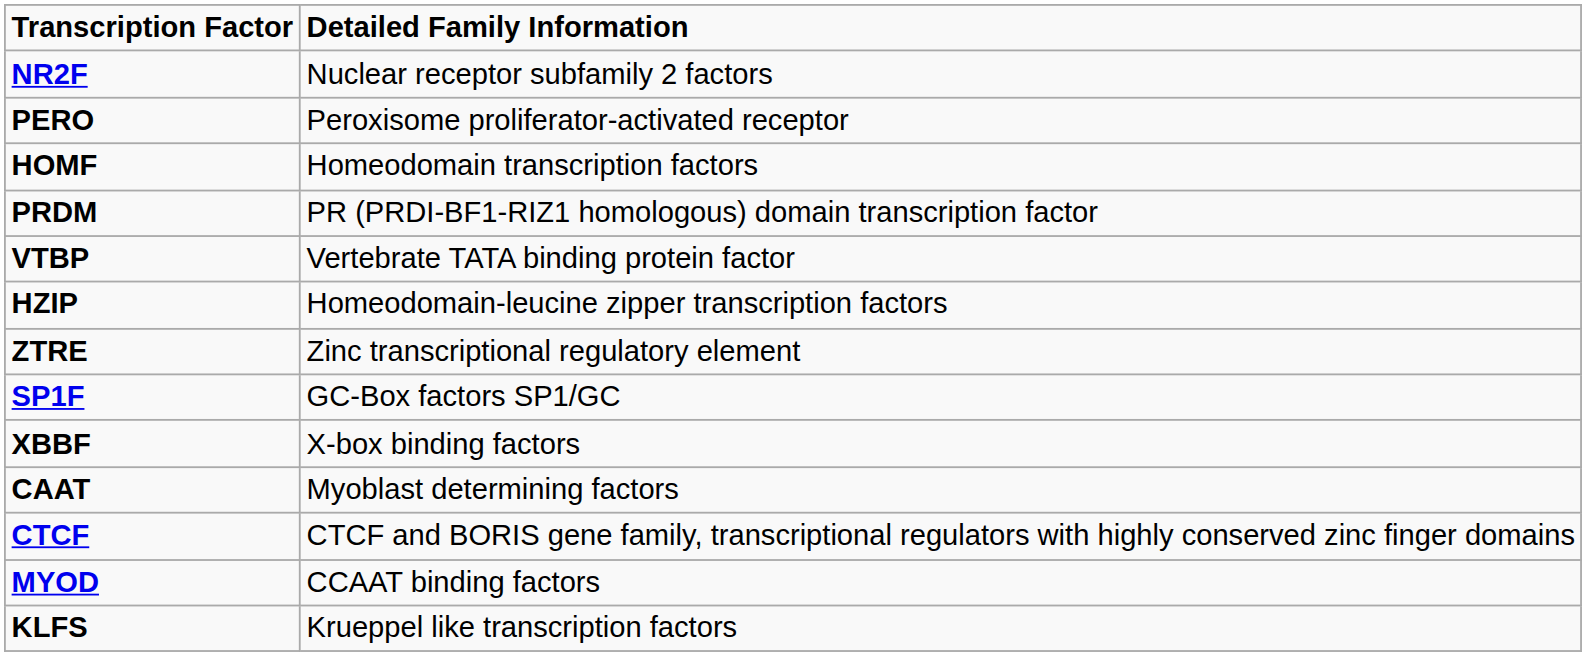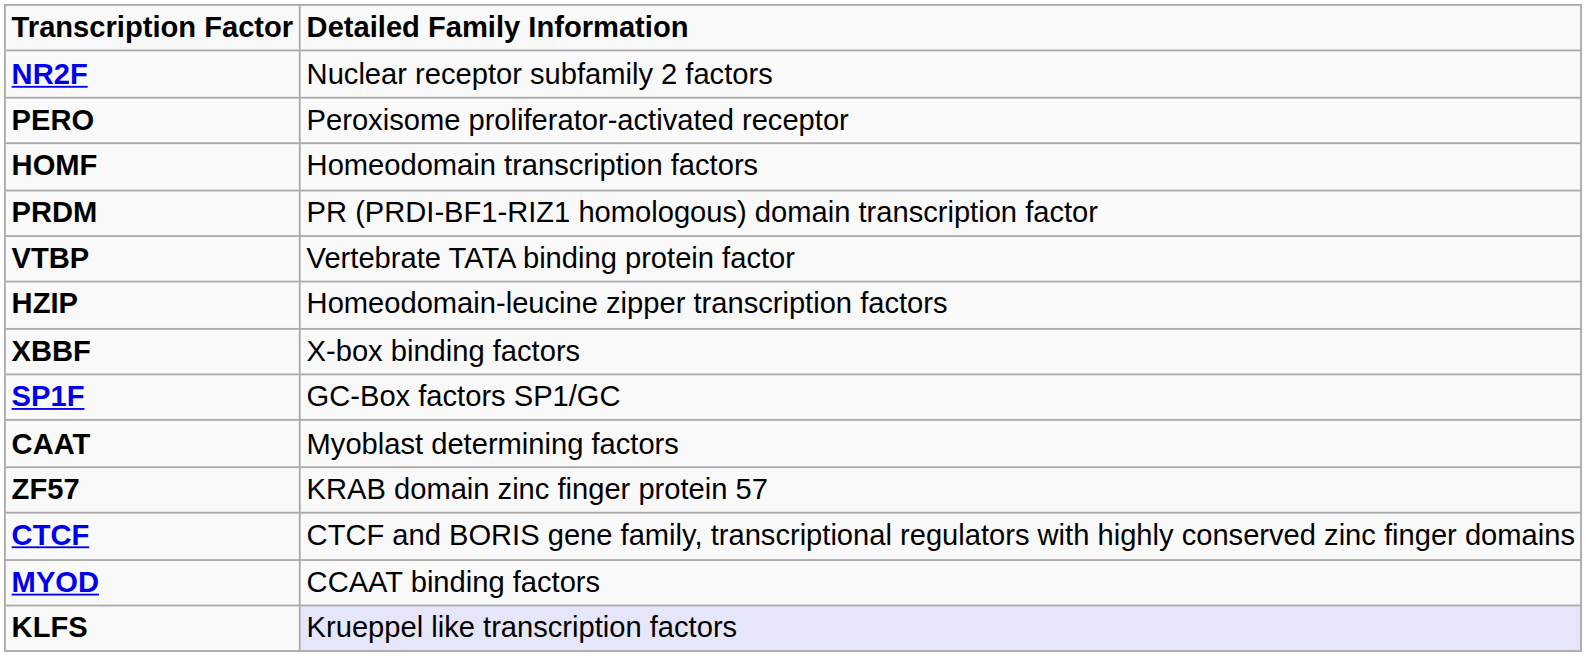- row: (50, 350)
rows swapped: (51, 443) <-> (48, 397)
+ row: (46, 489)
(522, 627) no background -> (522, 627) lavender background
